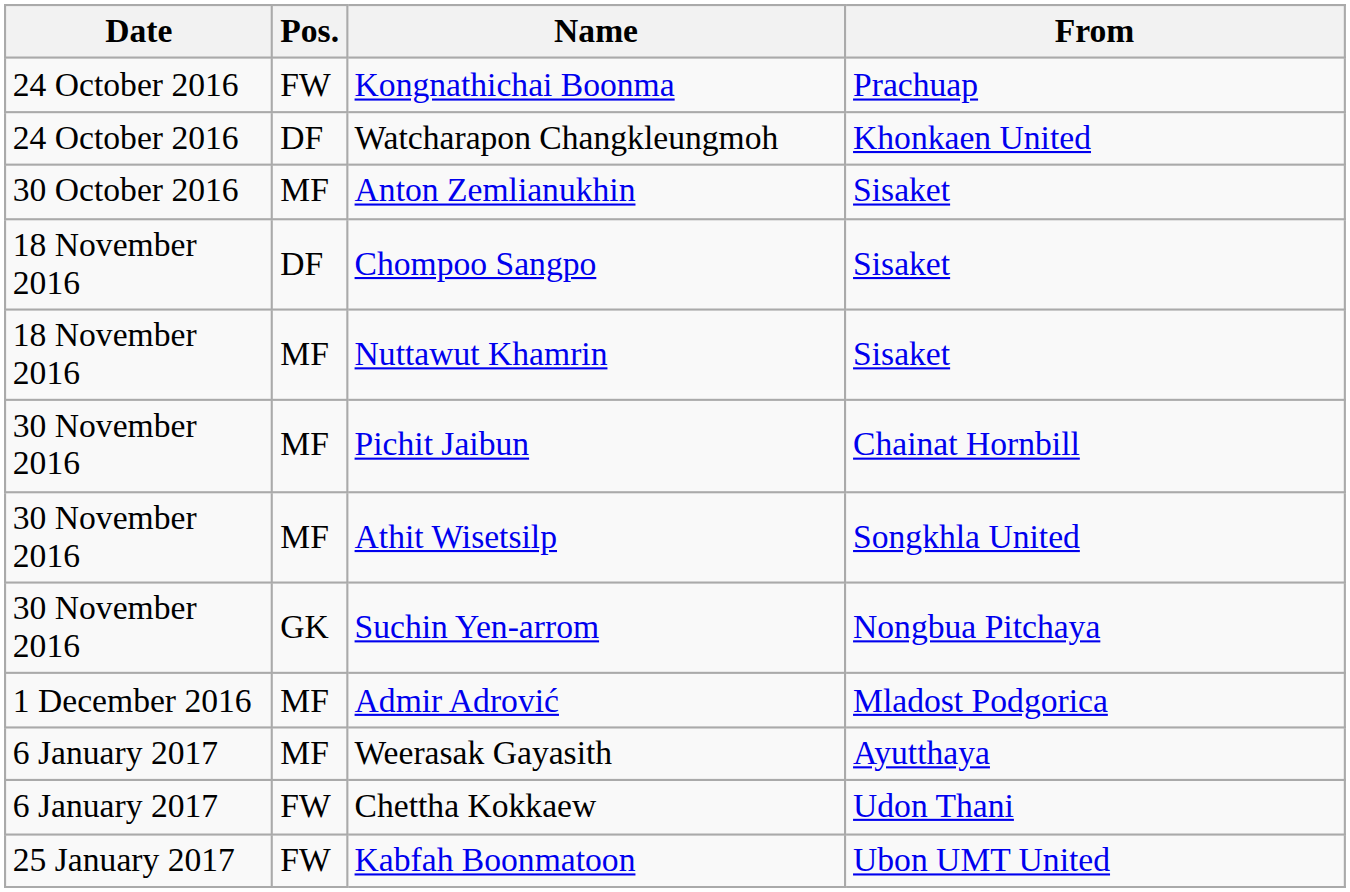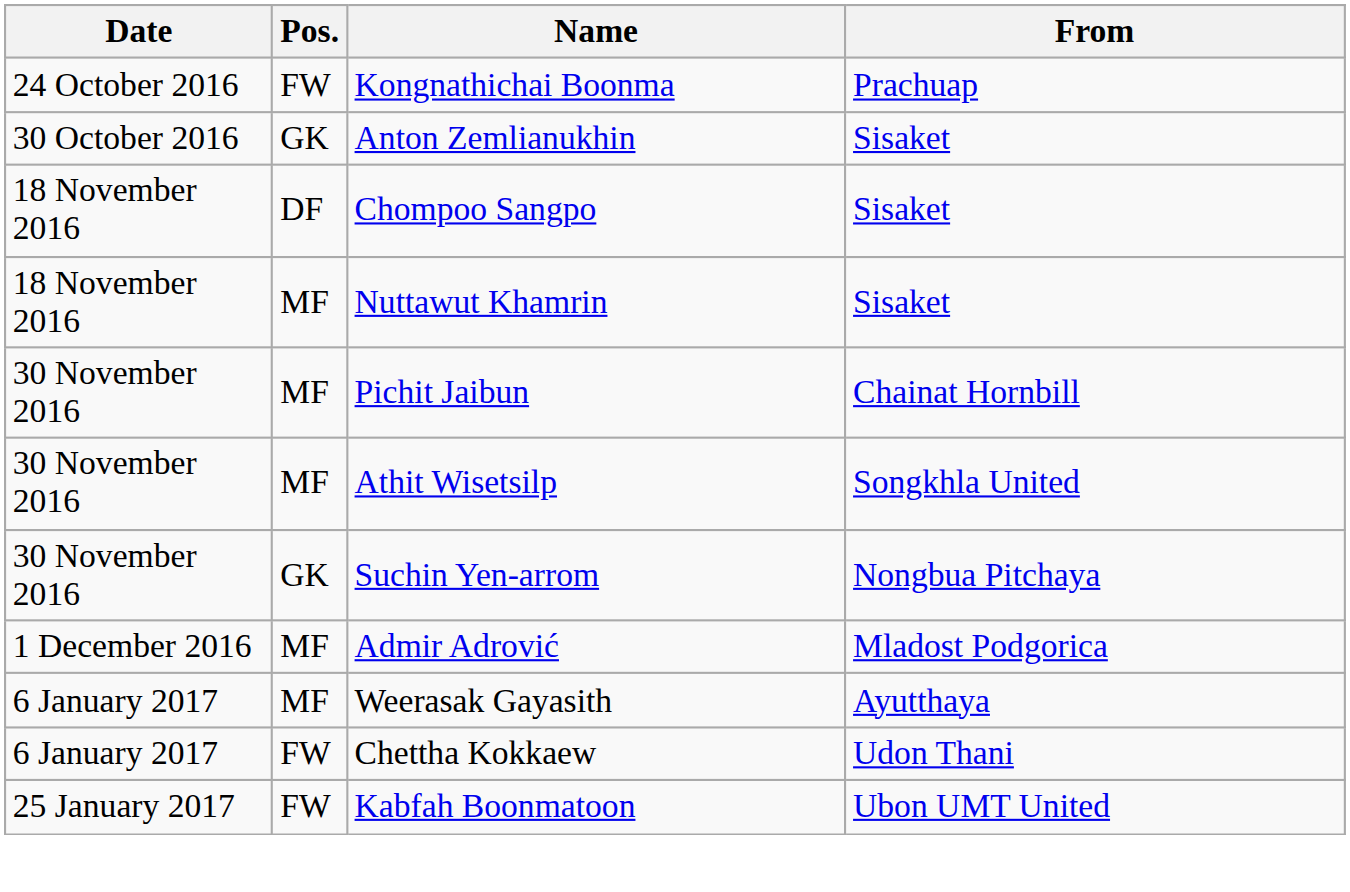- row: (566, 137)
(305, 191) MF -> (305, 137) GK
